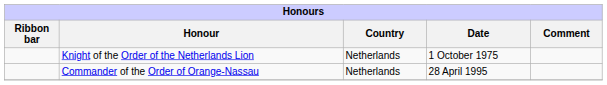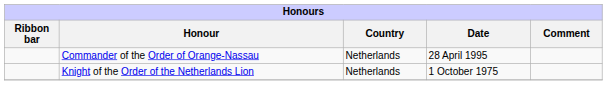rows swapped: (158, 55) <-> (160, 71)
